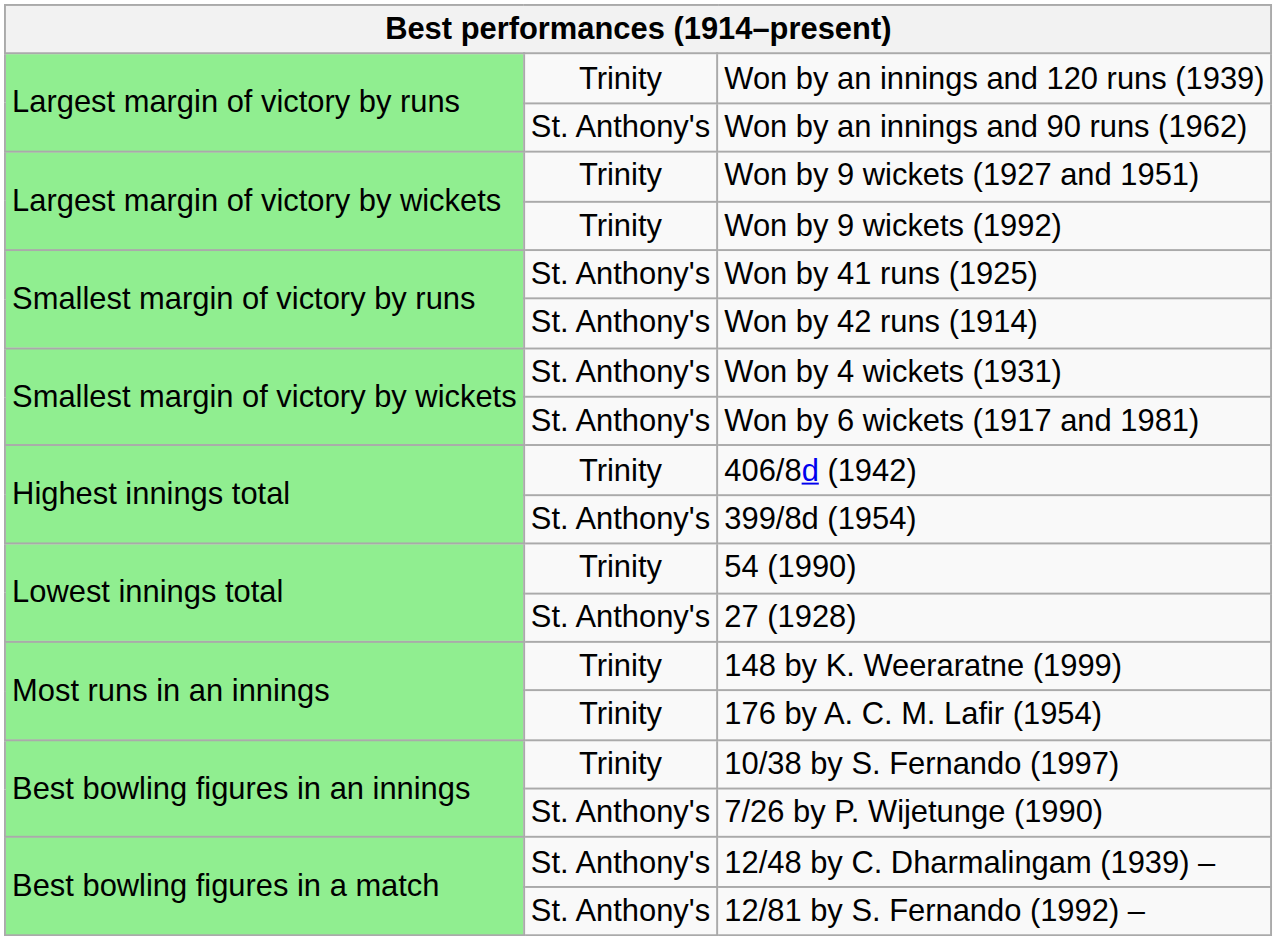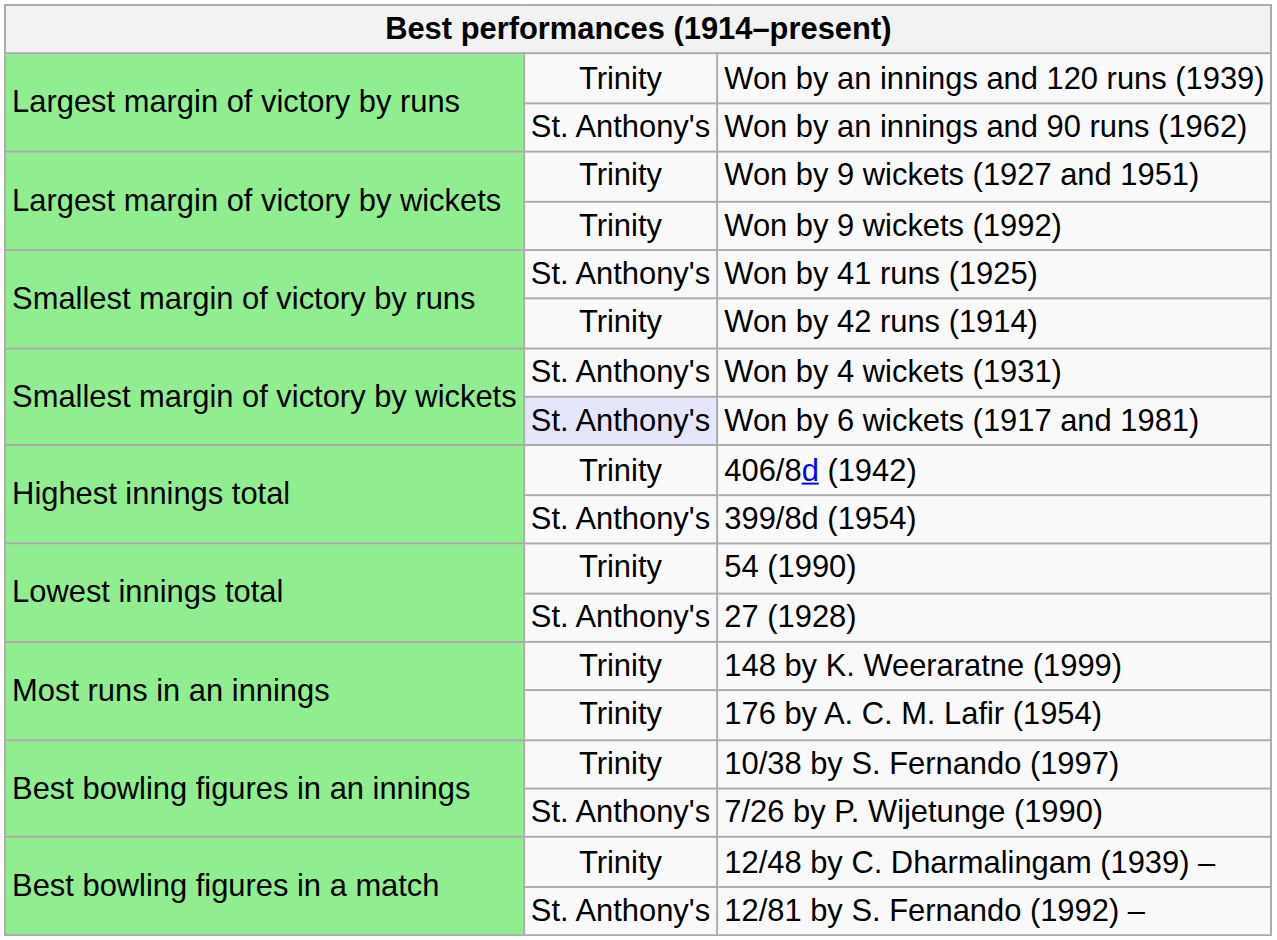(620, 322) St. Anthony's -> (620, 322) Trinity
(620, 420) no background -> (620, 420) lavender background
(620, 861) St. Anthony's -> (620, 861) Trinity
